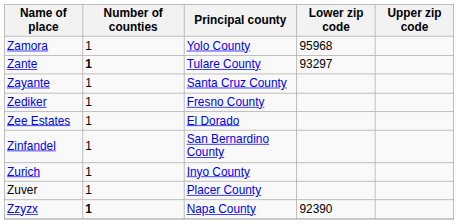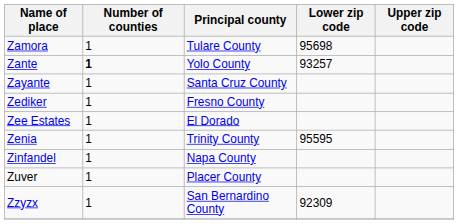(218, 45) Yolo County -> (224, 45) Tulare County
(316, 45) 95968 -> (316, 45) 95698
(224, 64) Tulare County -> (218, 64) Yolo County
(316, 64) 93297 -> (316, 64) 93257
+ row: (22, 139)
(228, 146) San Bernardino County -> (221, 158) Napa County
- row: (24, 171)
(88, 209) bold -> (88, 202) normal
(221, 209) Napa County -> (228, 202) San Bernardino County
(316, 209) 92390 -> (316, 202) 92309
